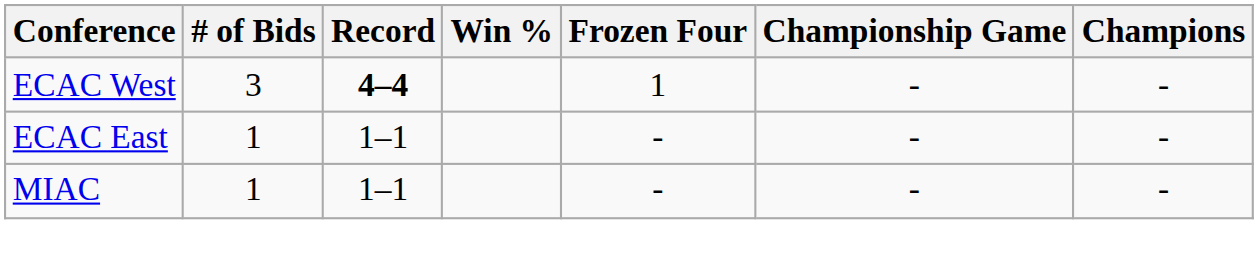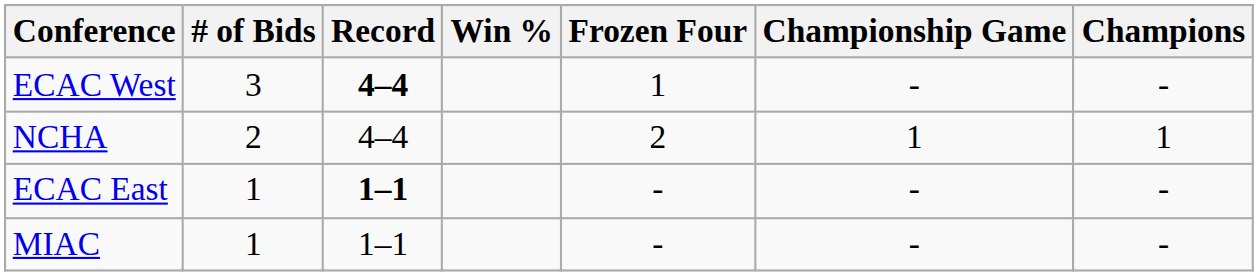+ row: (60, 137)
(383, 137) normal -> (383, 190) bold
